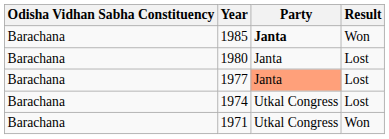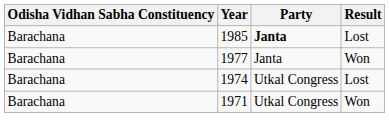(357, 36) Won -> (357, 36) Lost
- row: (234, 58)
(268, 79) lightsalmon background -> (268, 58) no background
(357, 79) Lost -> (357, 58) Won
